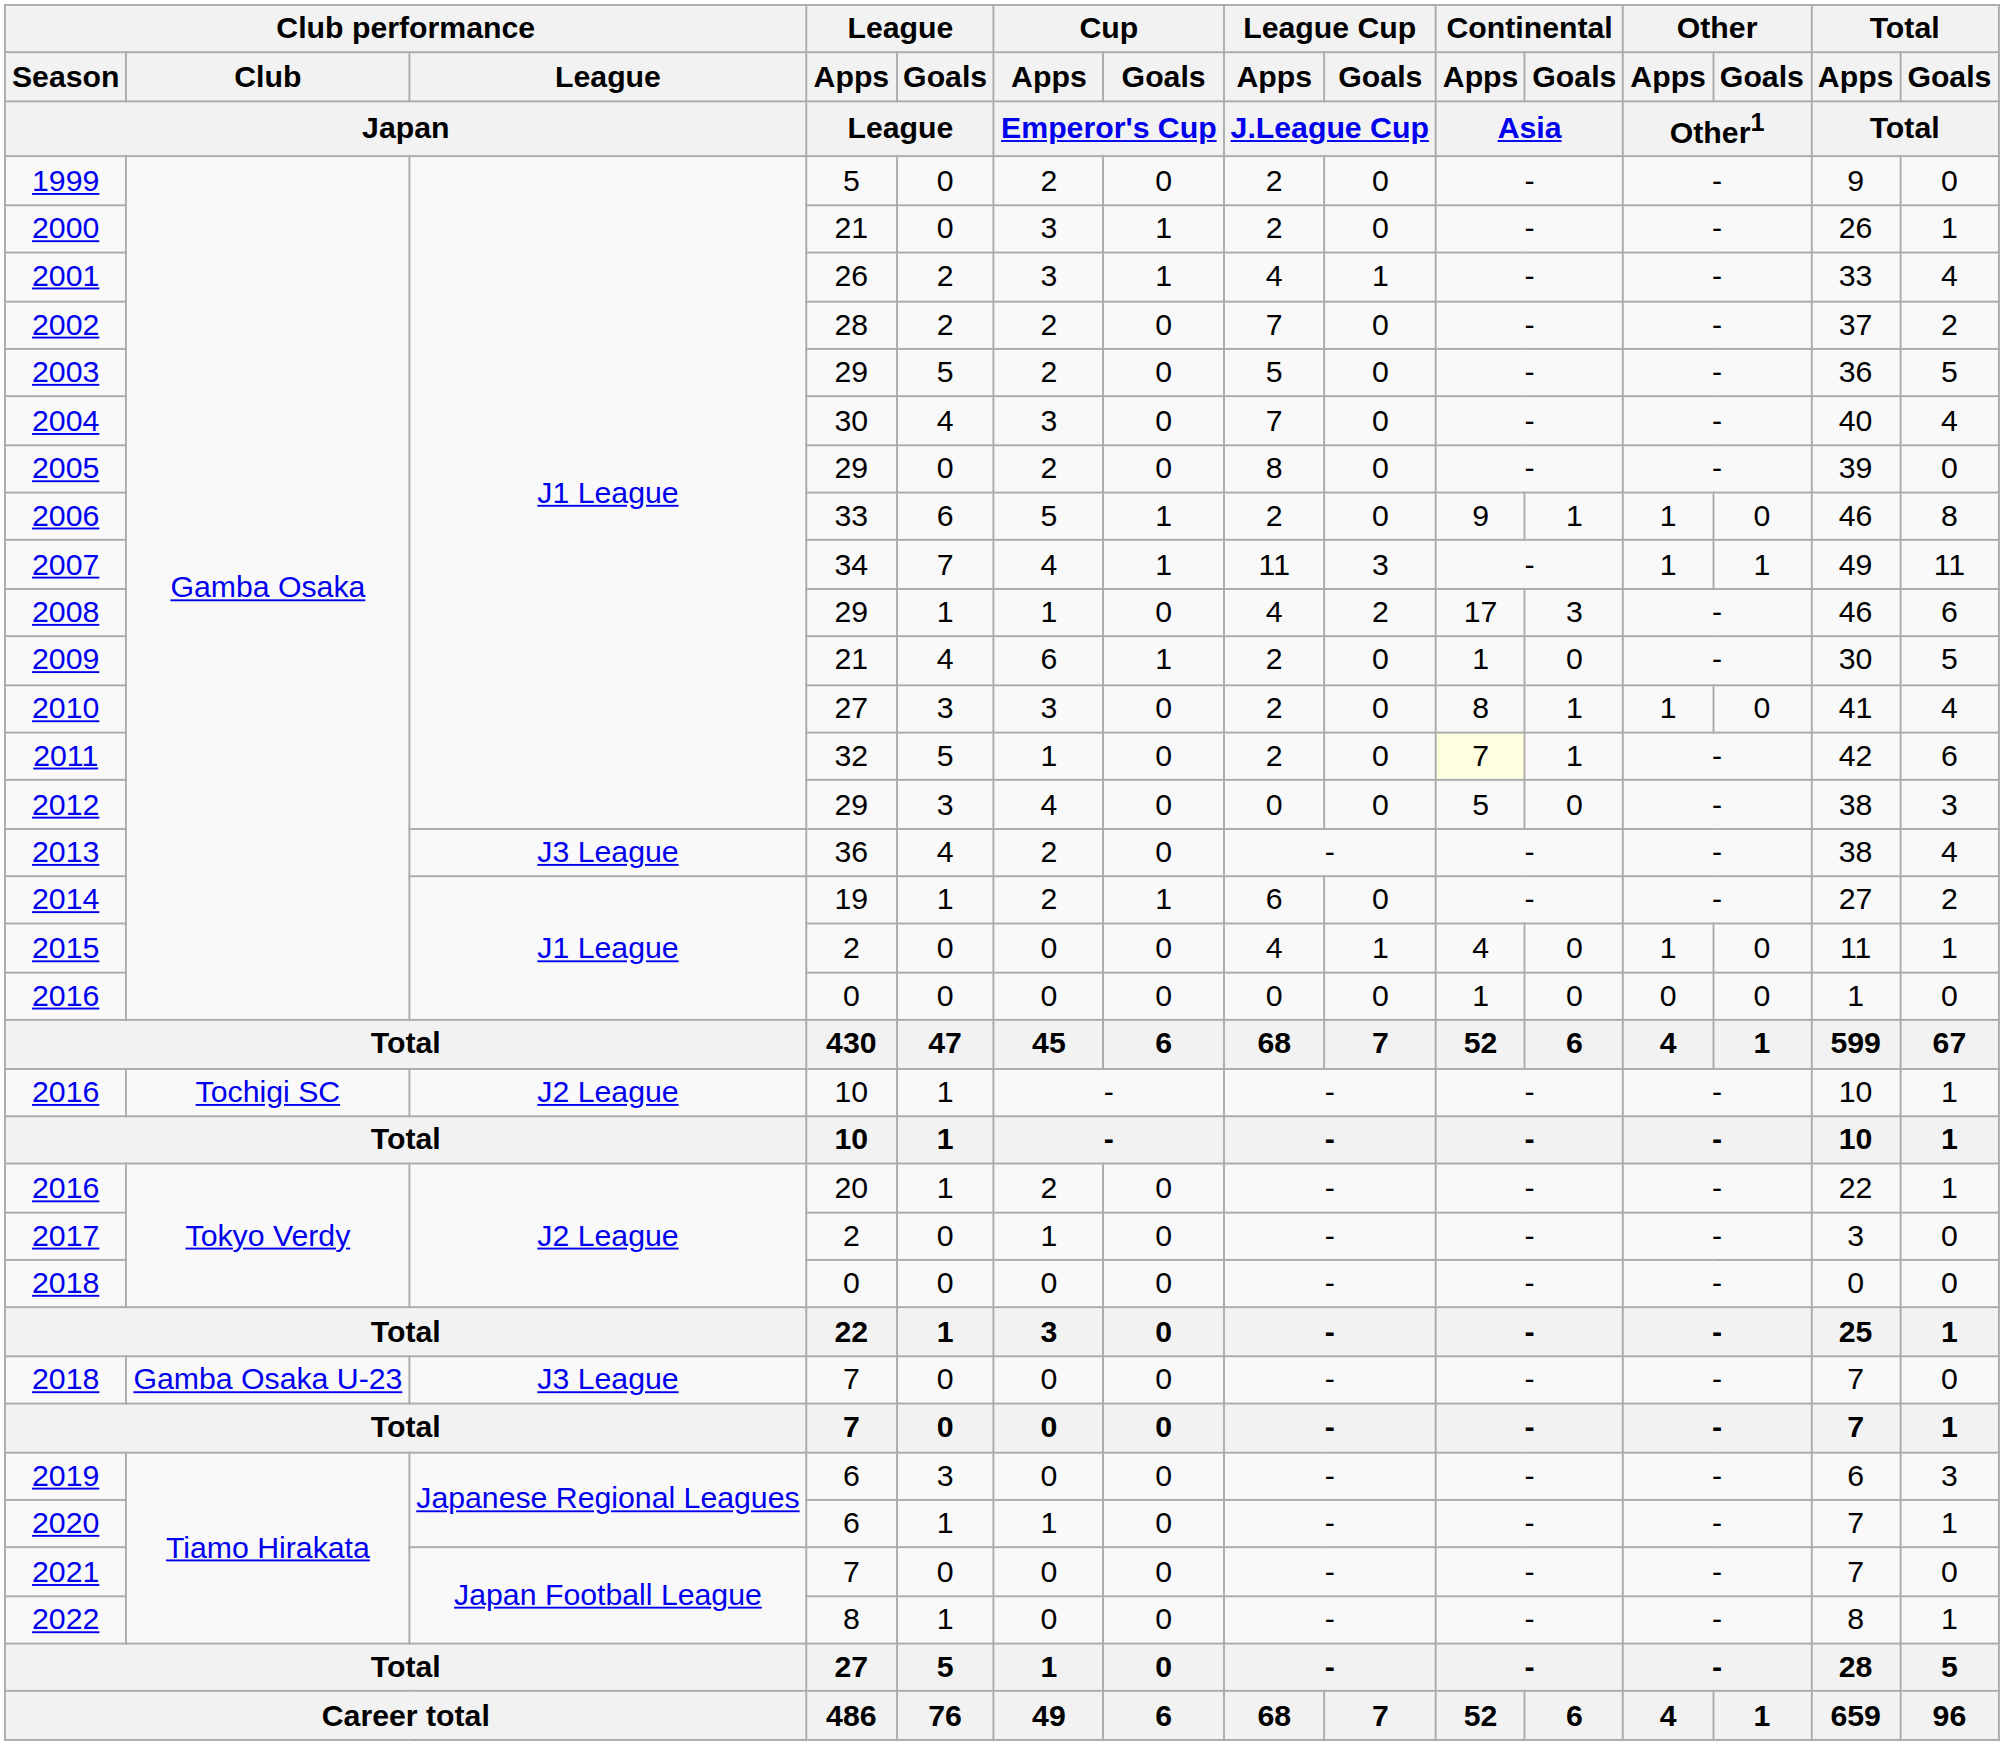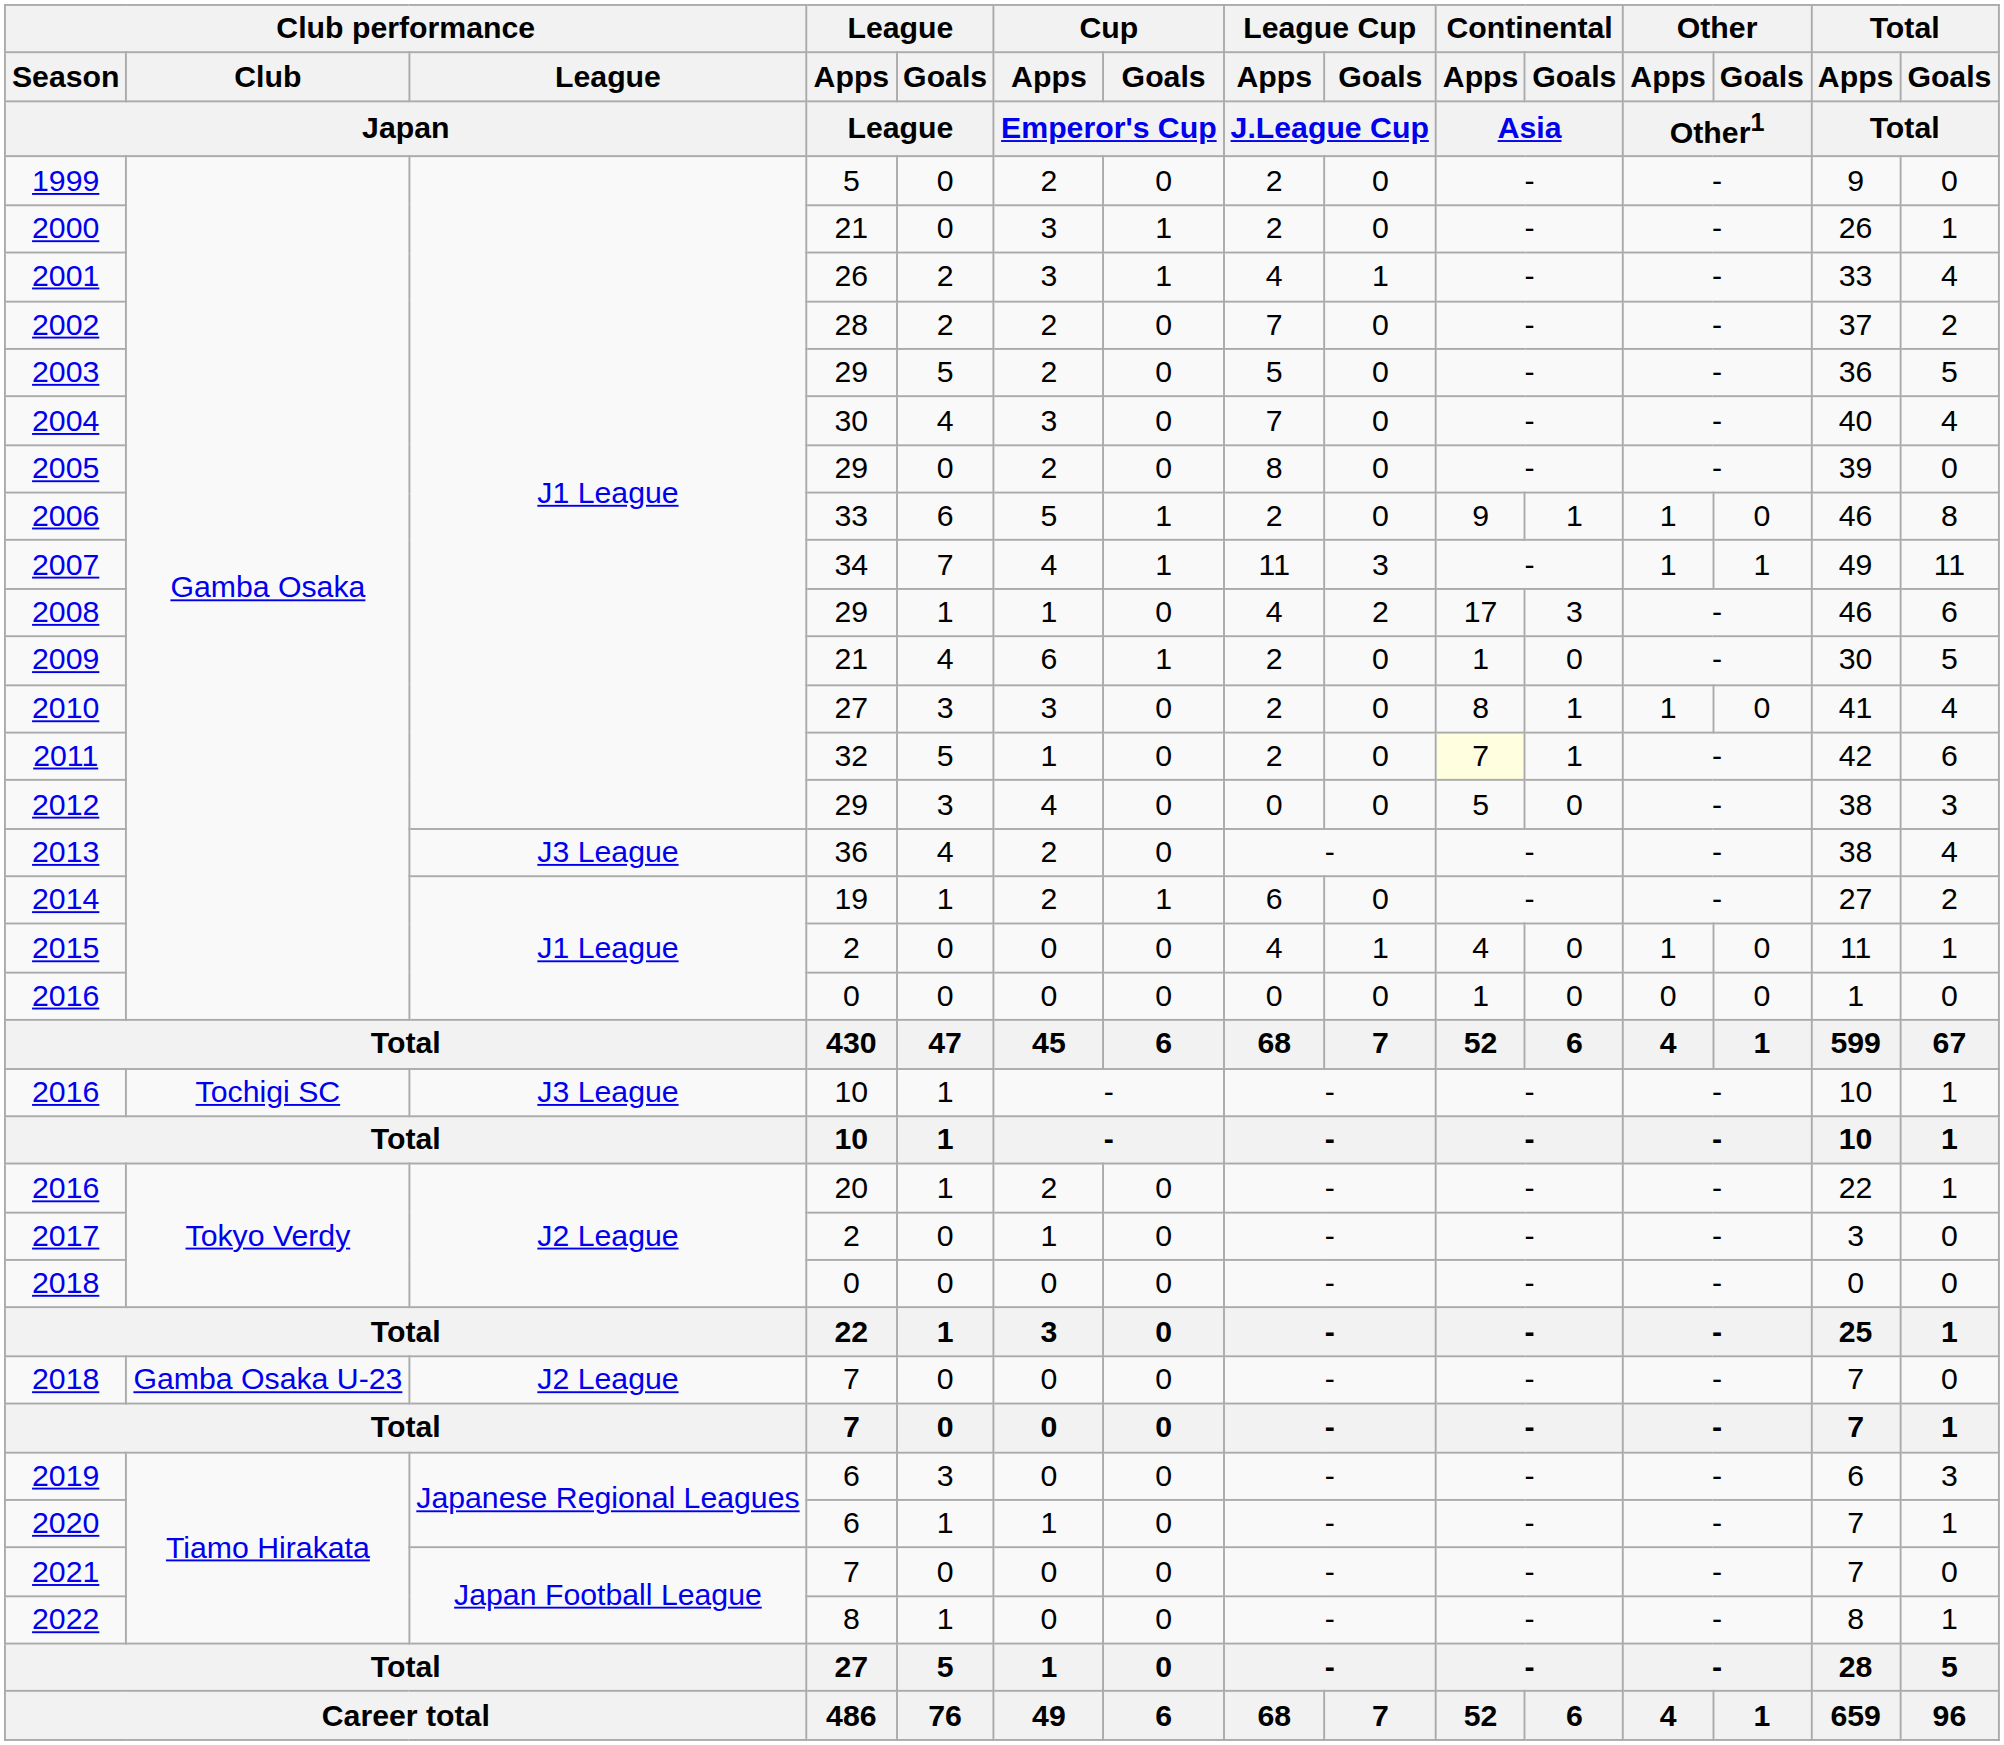(608, 1091) J2 League -> (608, 1091) J3 League
(608, 1379) J3 League -> (608, 1379) J2 League
